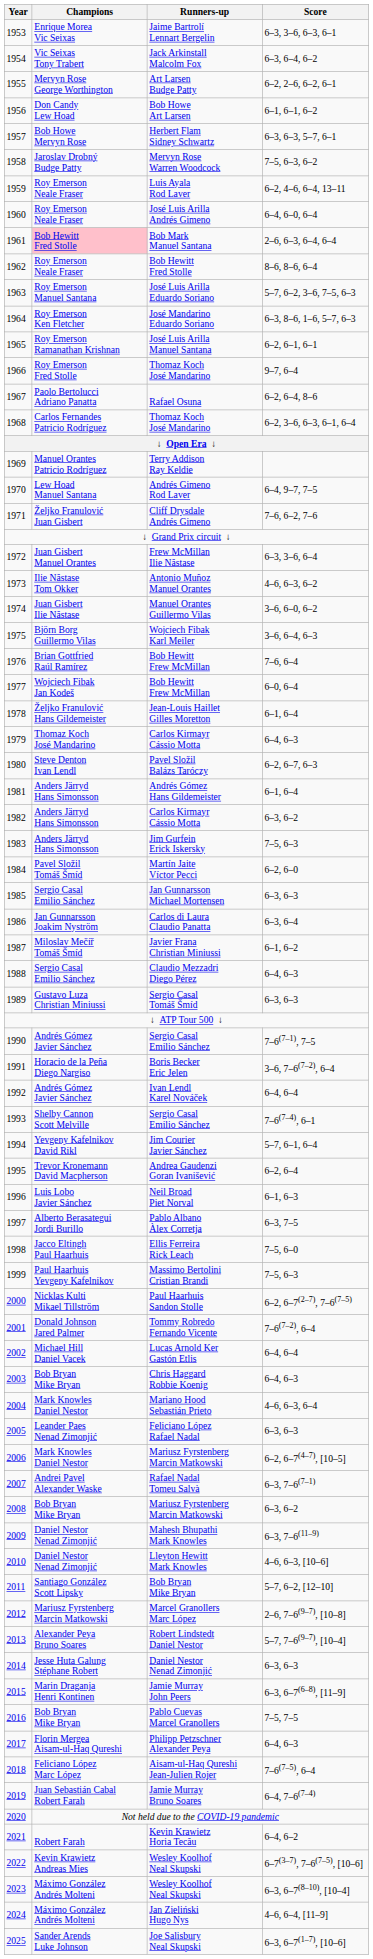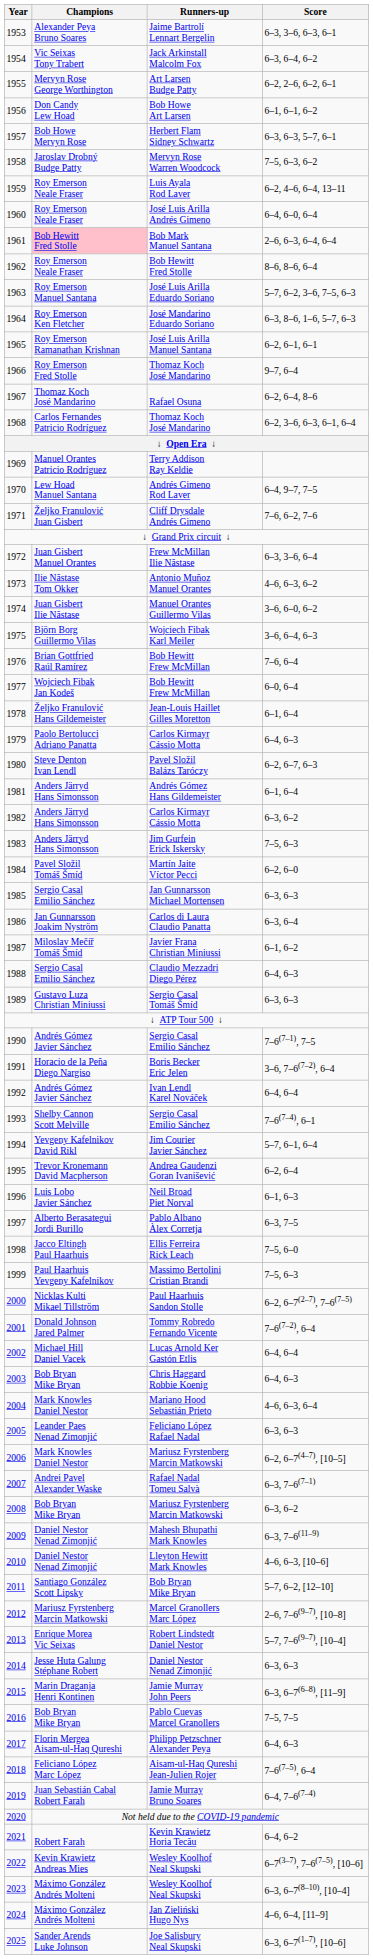(63, 32) Enrique Morea Vic Seixas -> (65, 32) Alexander Peya Bruno Soares
(66, 397) Paolo Bertolucci Adriano Panatta -> (65, 397) Thomaz Koch José Mandarino
(65, 739) Thomaz Koch José Mandarino -> (66, 739) Paolo Bertolucci Adriano Panatta
(65, 1639) Alexander Peya Bruno Soares -> (63, 1639) Enrique Morea Vic Seixas
